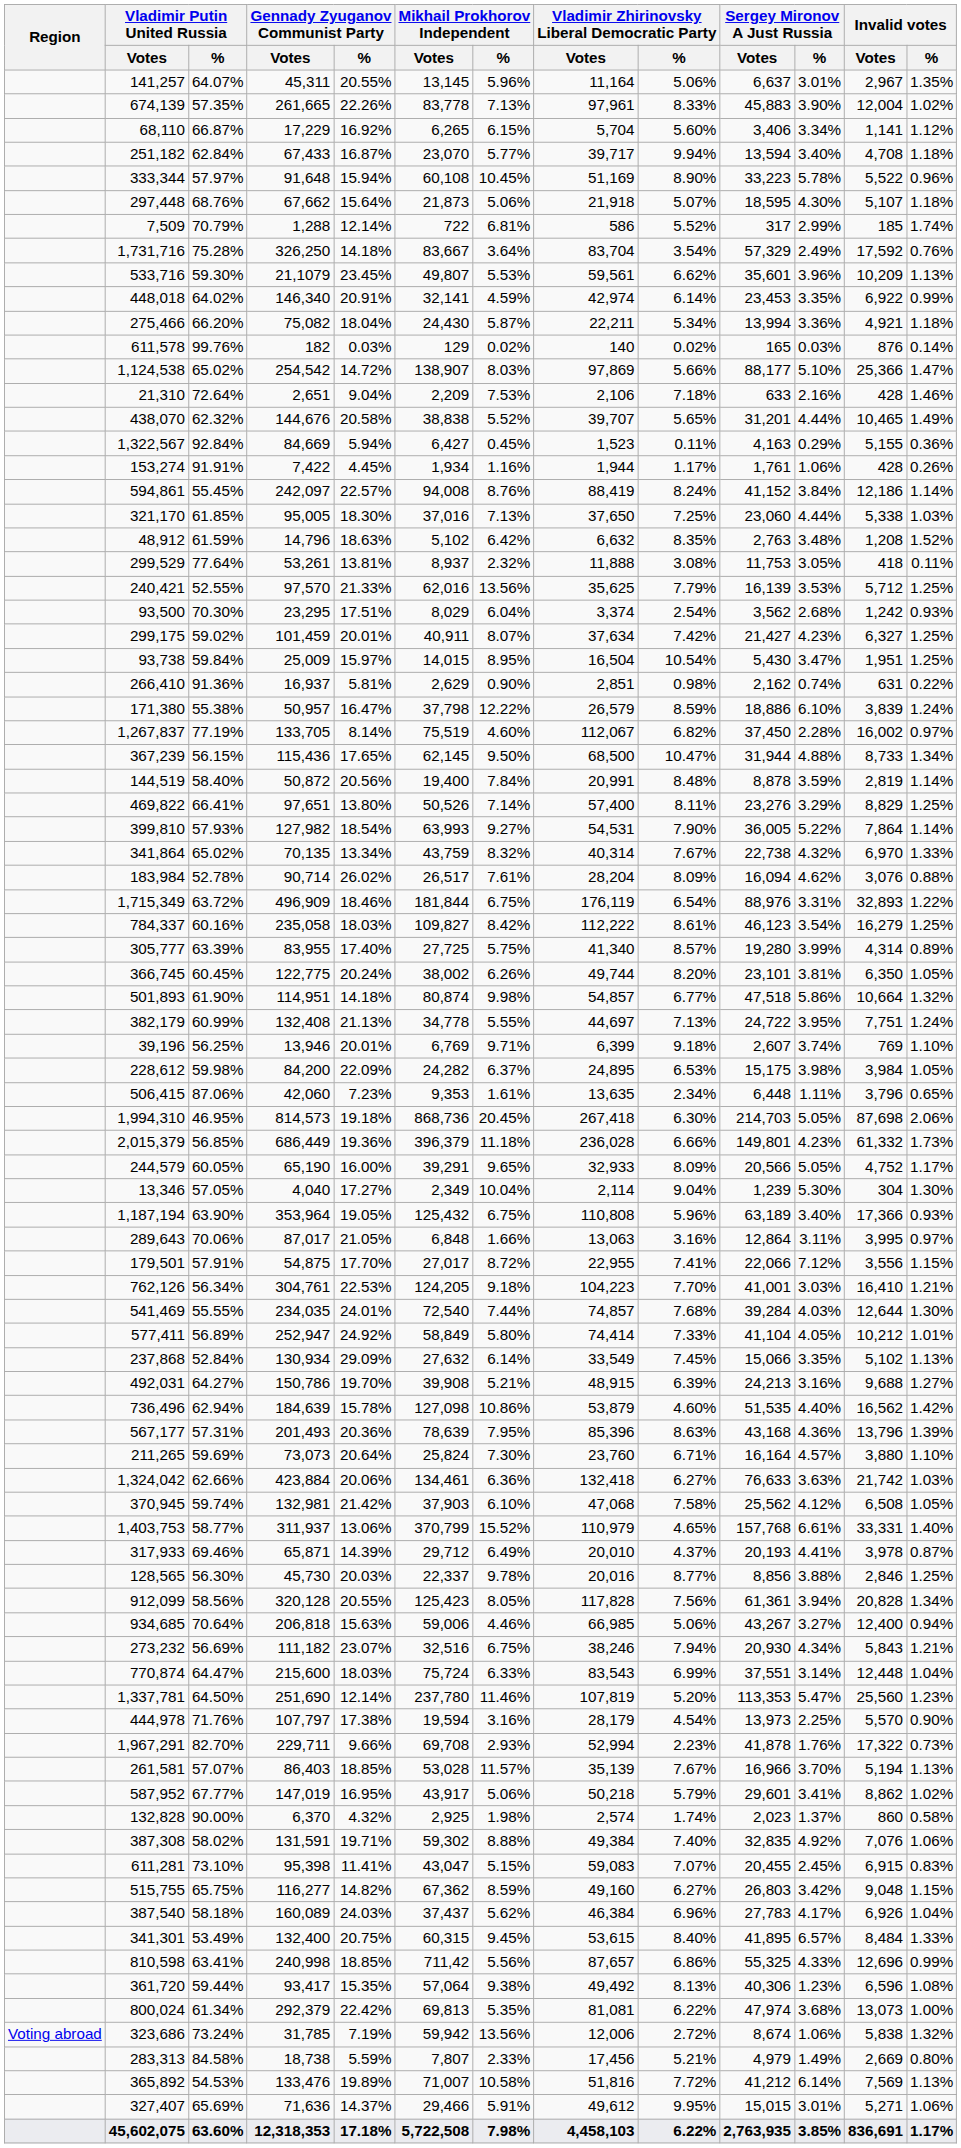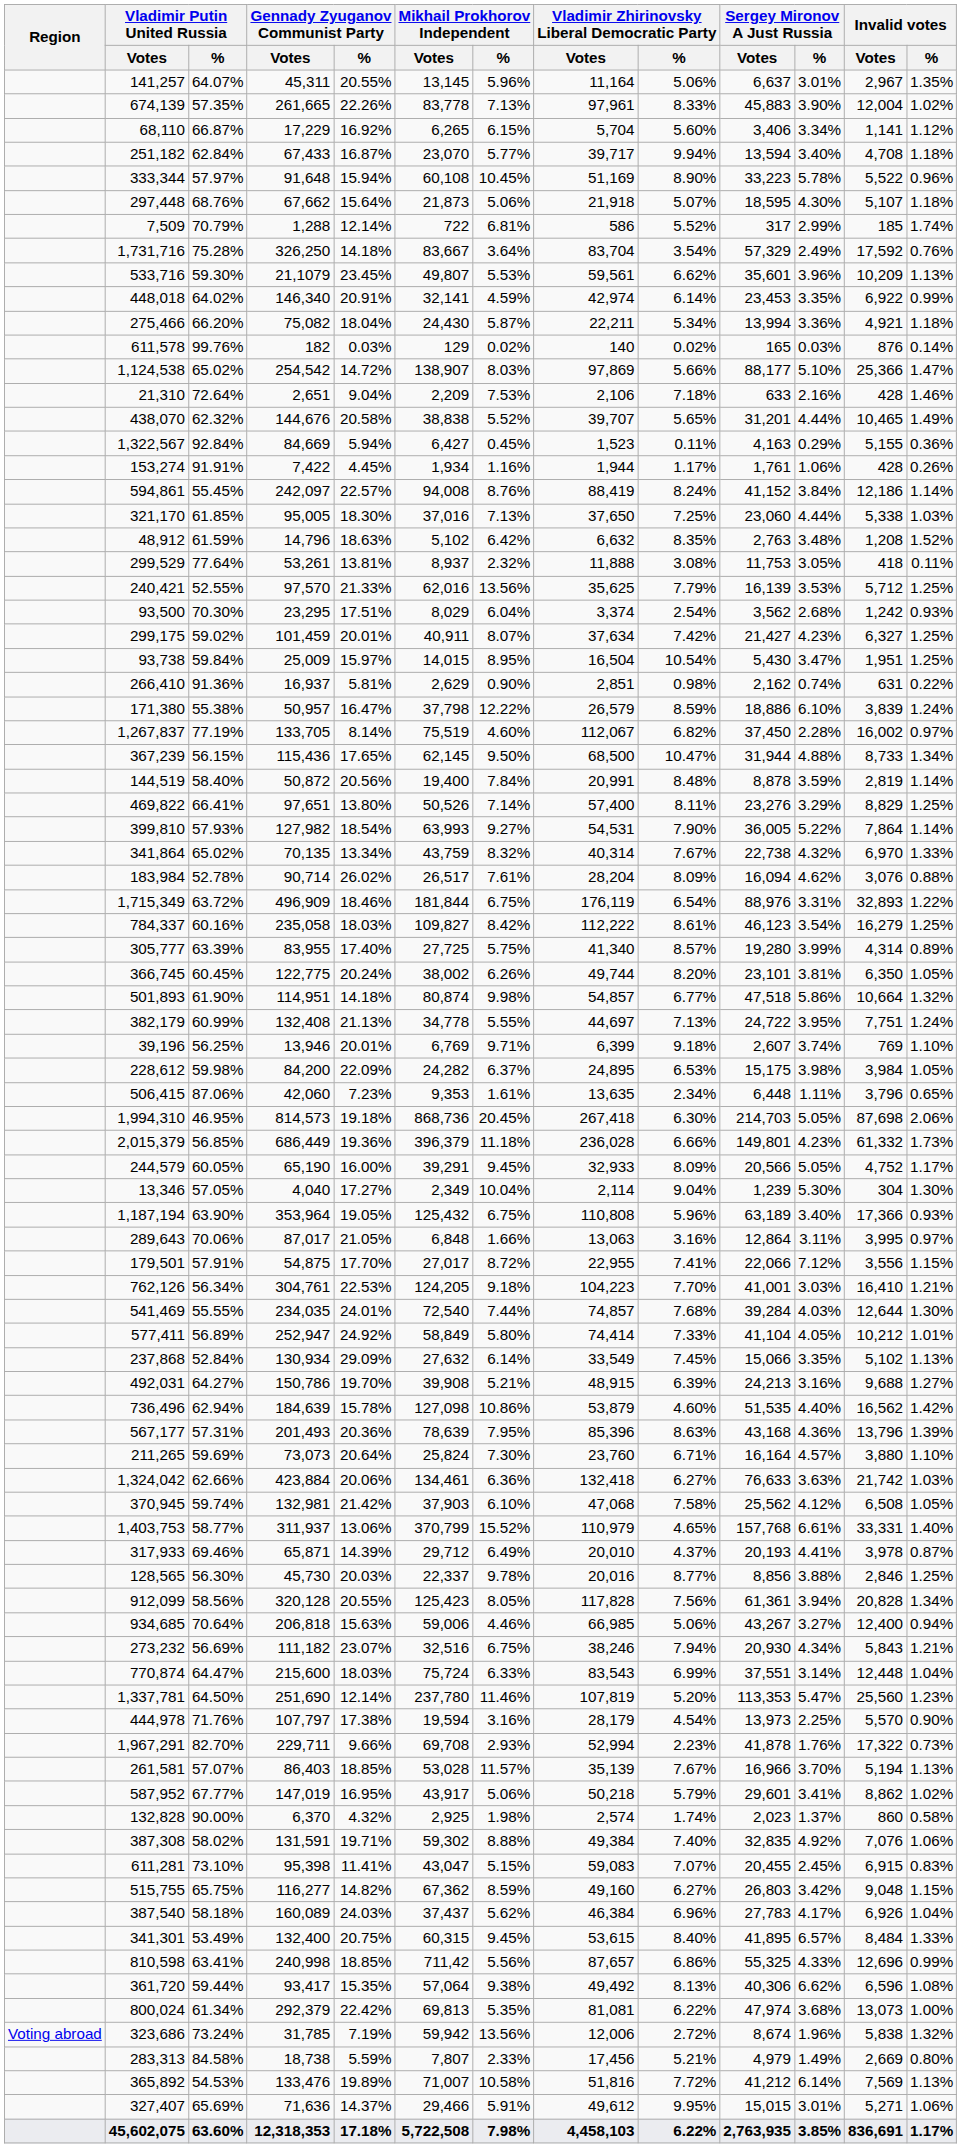(509, 1166) 9.65% -> (509, 1166) 9.45%
(820, 1986) 1.23% -> (820, 1986) 6.62%
(820, 2034) 1.06% -> (820, 2034) 1.96%
